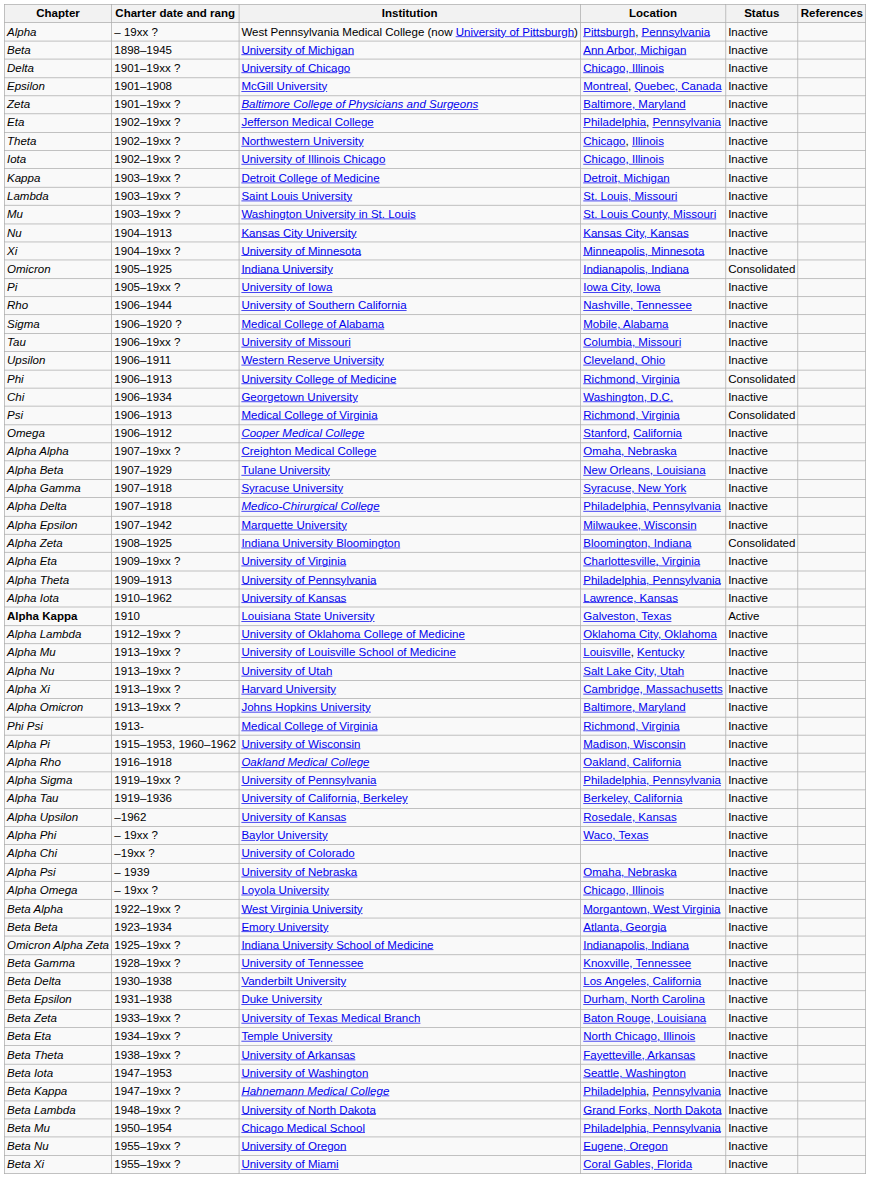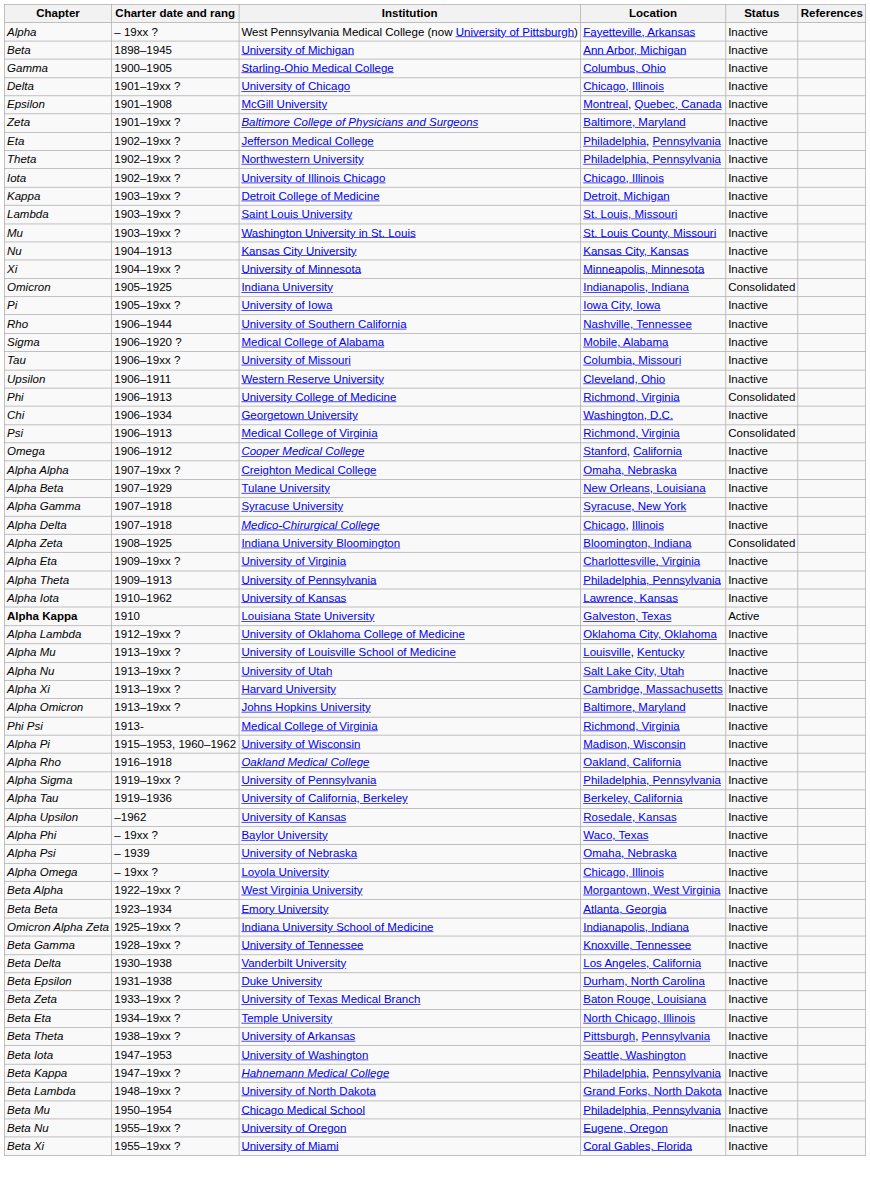(647, 31) Pittsburgh, Pennsylvania -> (639, 31) Fayetteville, Arkansas
+ row: (28, 68)
(624, 141) Chicago, Illinois -> (652, 159) Philadelphia, Pennsylvania
(652, 506) Philadelphia, Pennsylvania -> (624, 525) Chicago, Illinois
- row: (42, 525)
- row: (32, 854)
(639, 1055) Fayetteville, Arkansas -> (647, 1036) Pittsburgh, Pennsylvania
